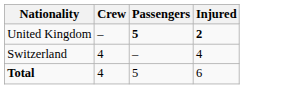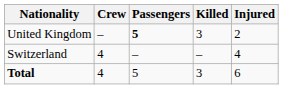+ column: (212, 14)
(199, 34) bold -> (237, 34) normal
